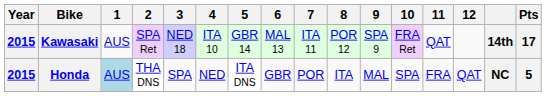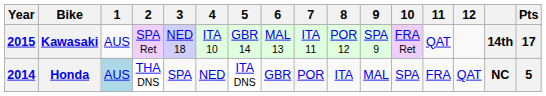(21, 75) 2015 -> (21, 75) 2014
